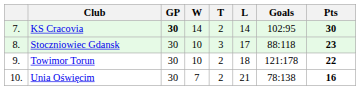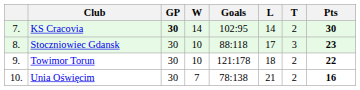columns swapped: (221, 12) <-> (281, 12)
